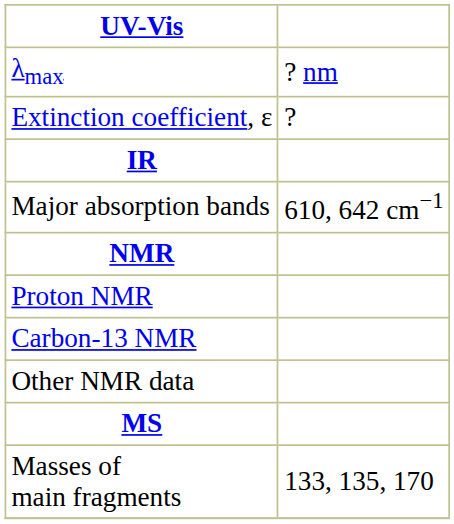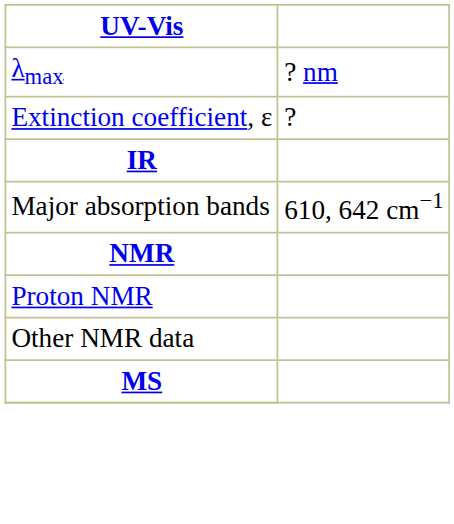- row: (104, 337)
- row: (96, 480)
